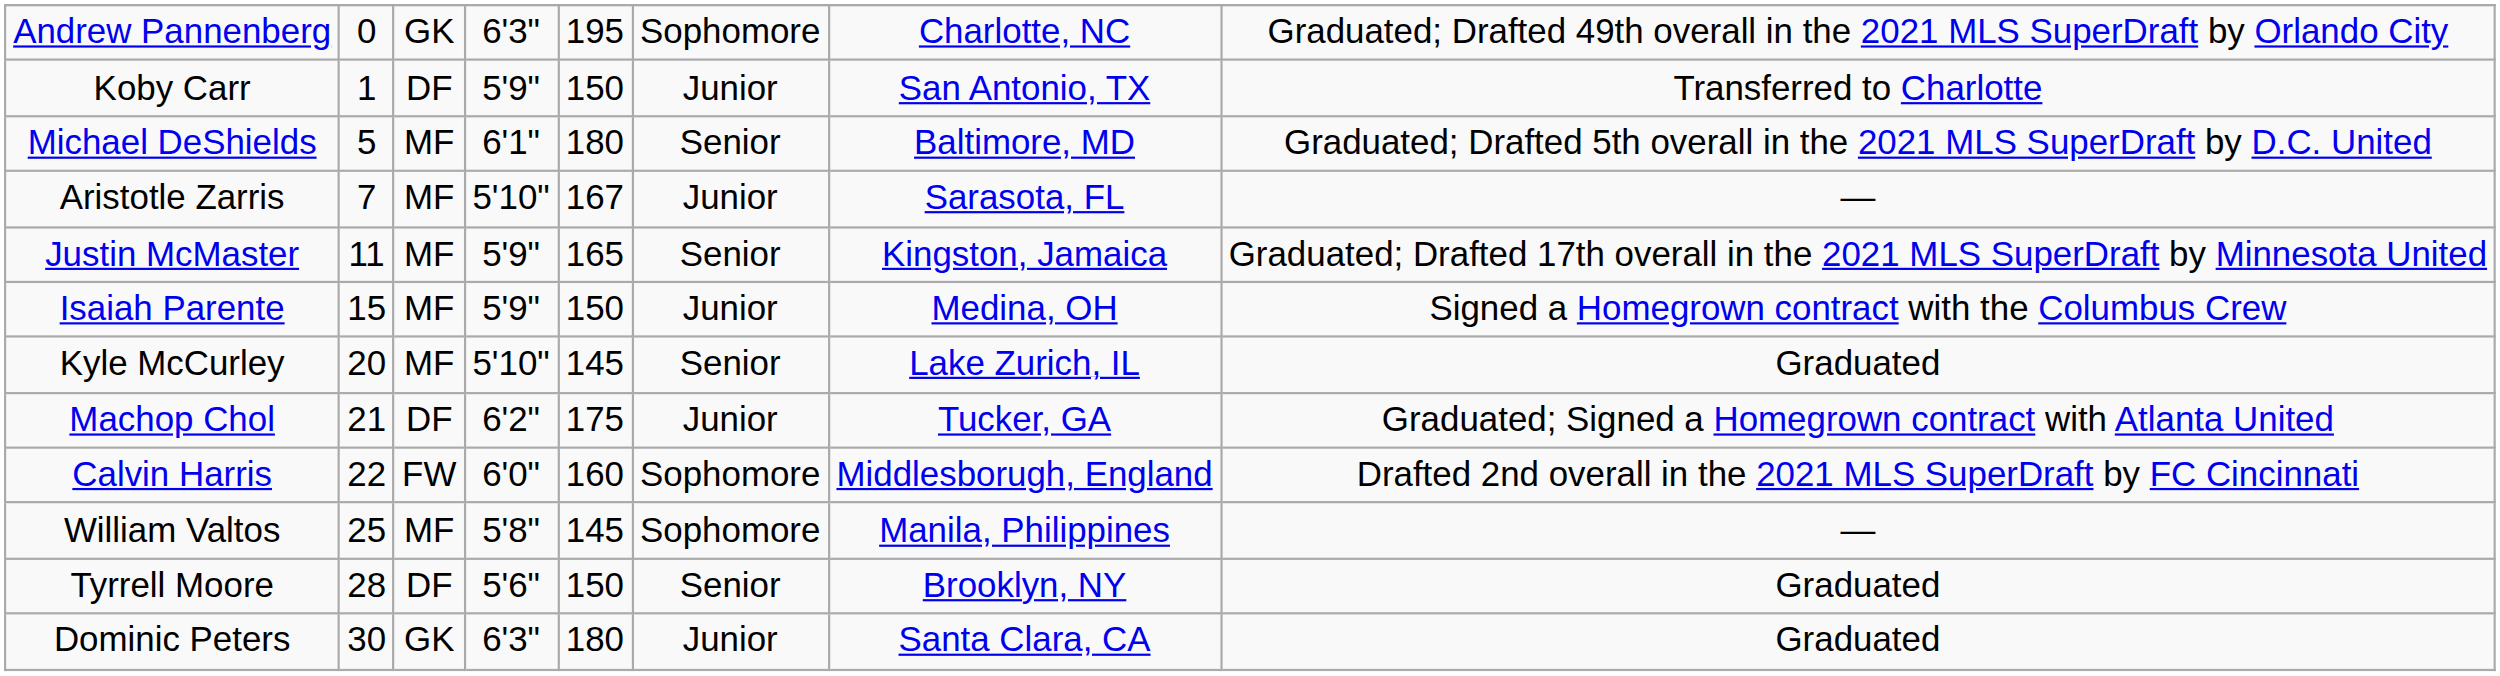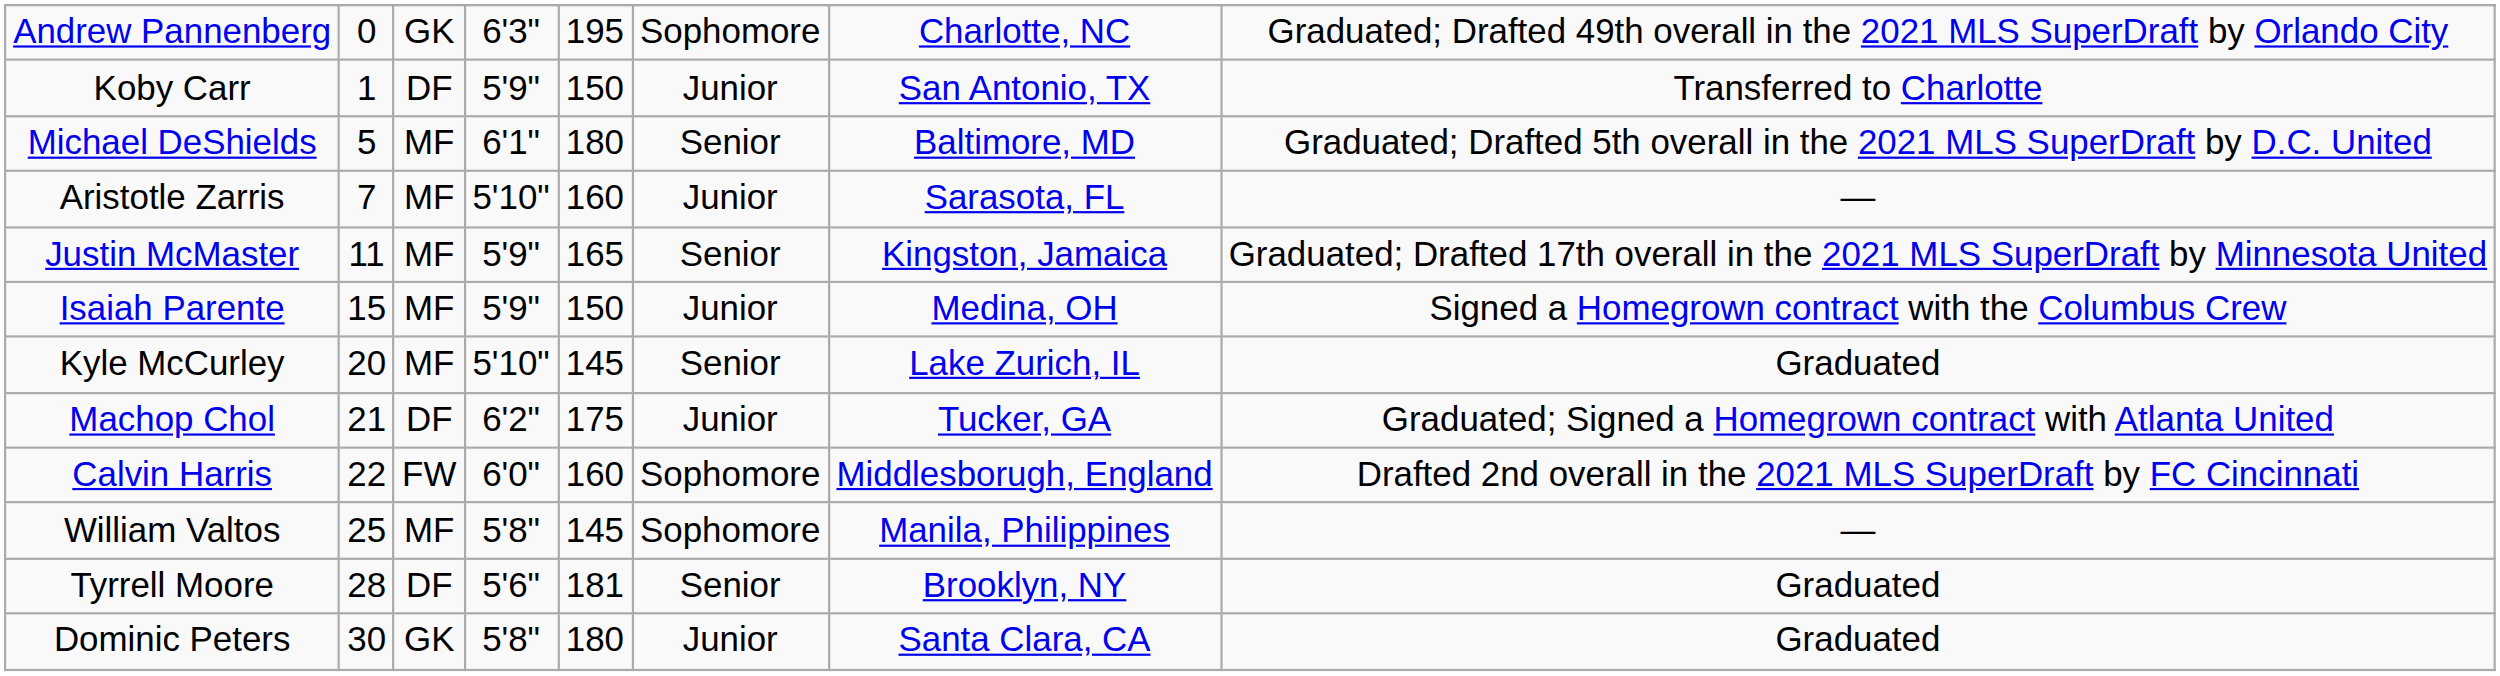(595, 198) 167 -> (595, 198) 160
(595, 585) 150 -> (595, 585) 181
(511, 640) 6'3" -> (511, 640) 5'8"
